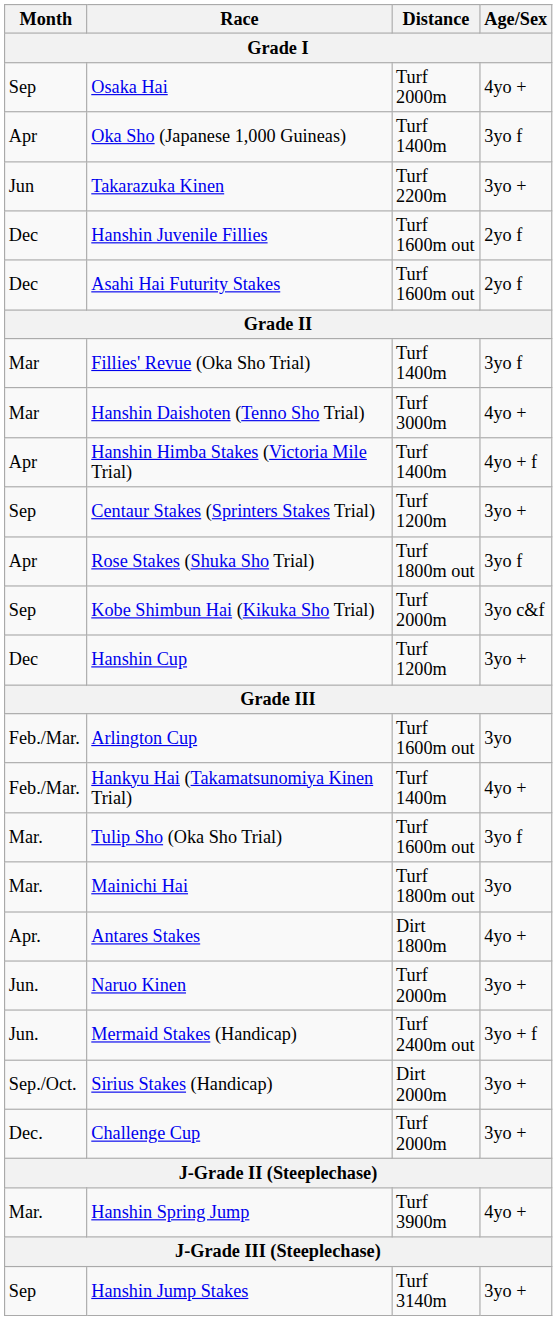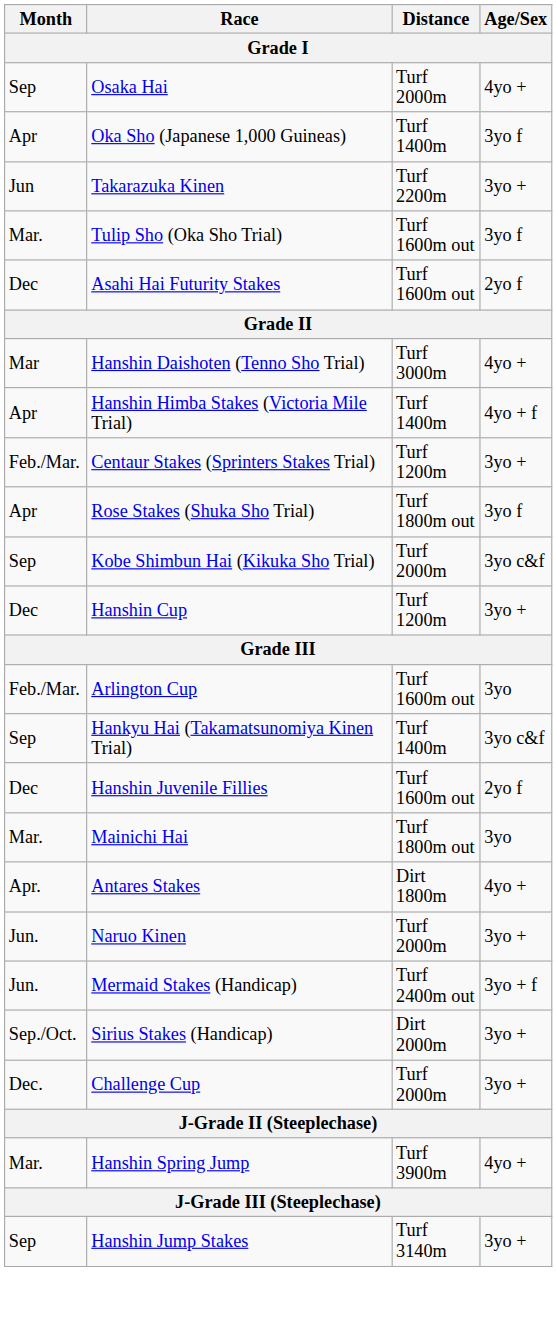rows swapped: (179, 235) <-> (187, 837)
- row: (201, 363)
(22, 511) Sep -> (44, 462) Feb./Mar.
(44, 787) Feb./Mar. -> (22, 738) Sep
(505, 787) 4yo + -> (514, 738) 3yo c&f
